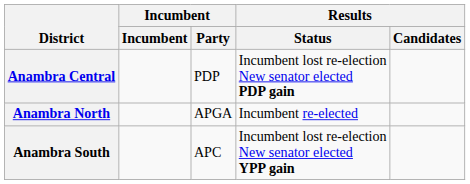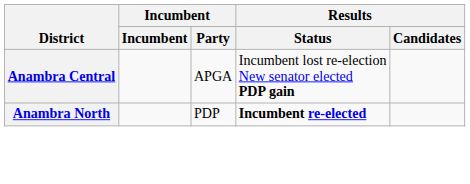(207, 76) PDP -> (213, 76) APGA
(213, 114) APGA -> (207, 114) PDP
(298, 114) normal -> (303, 114) bold
- row: (61, 152)
